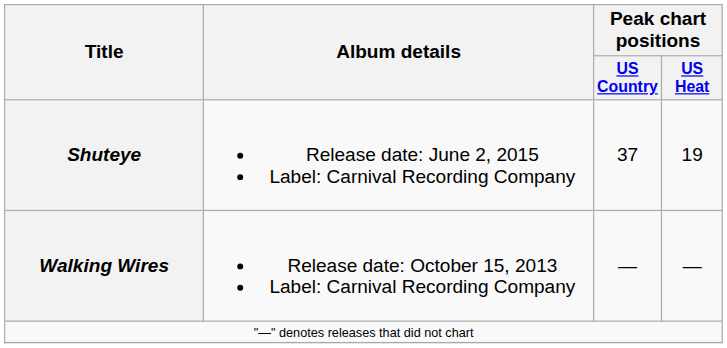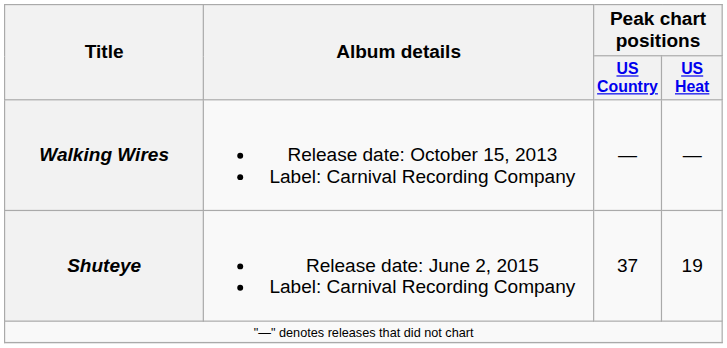rows swapped: (104, 266) <-> (104, 154)
